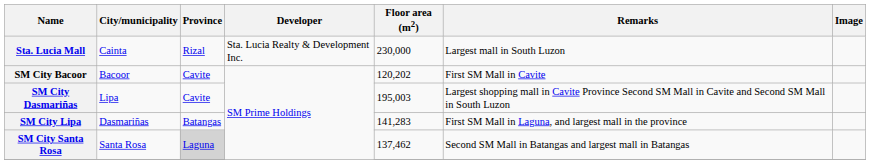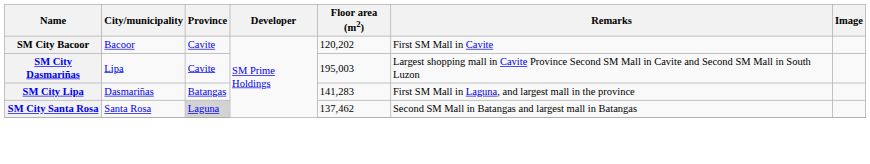- row: (51, 51)
